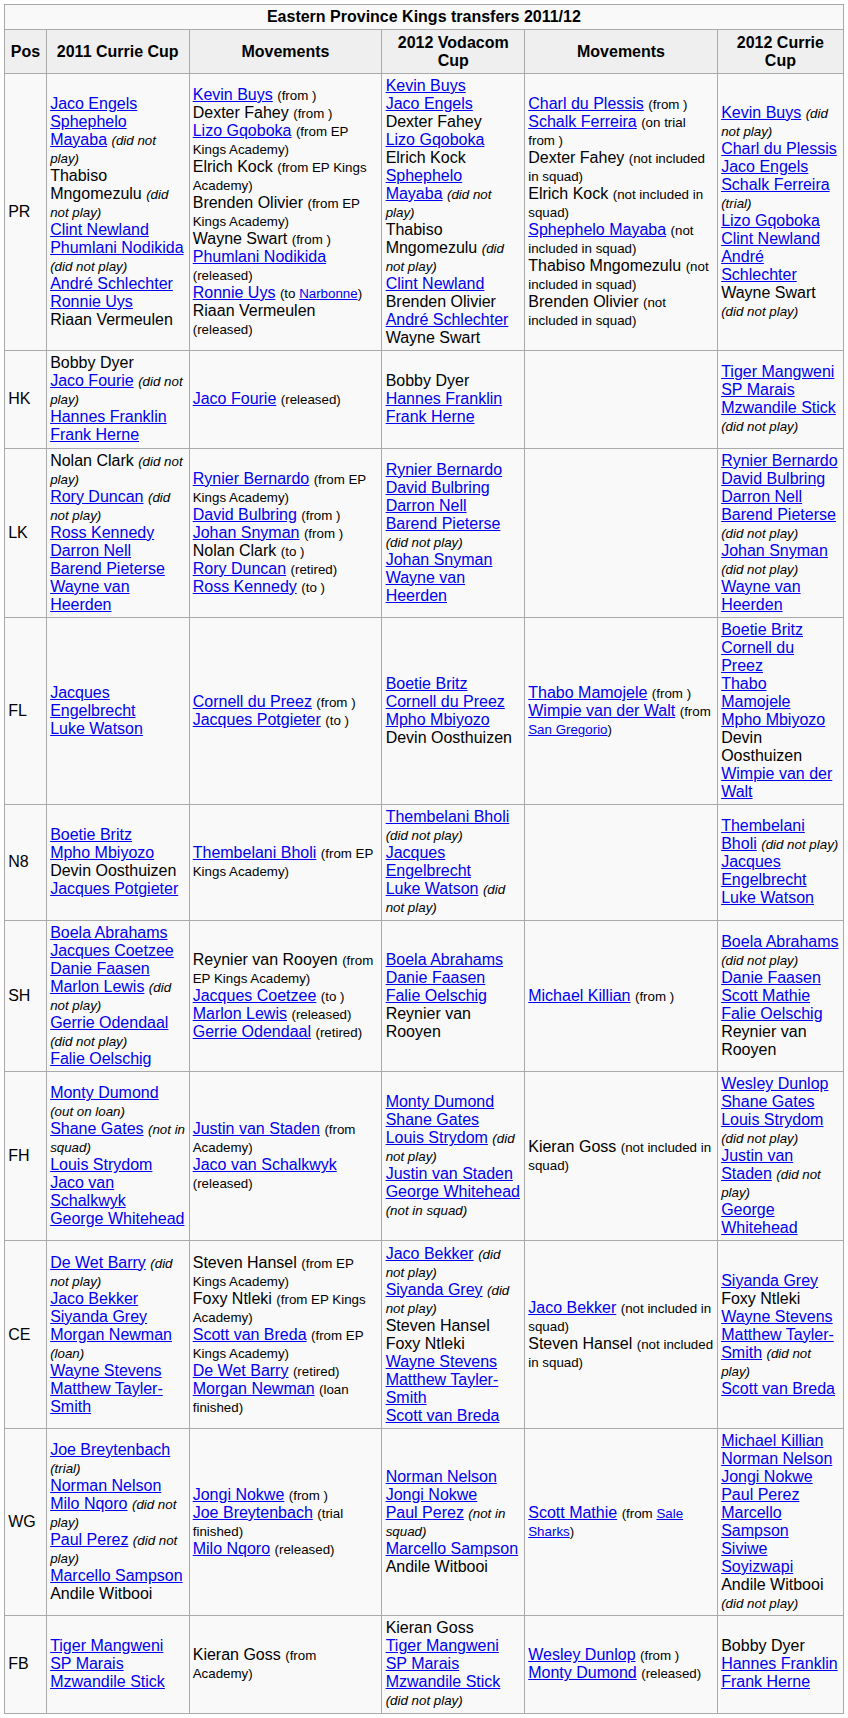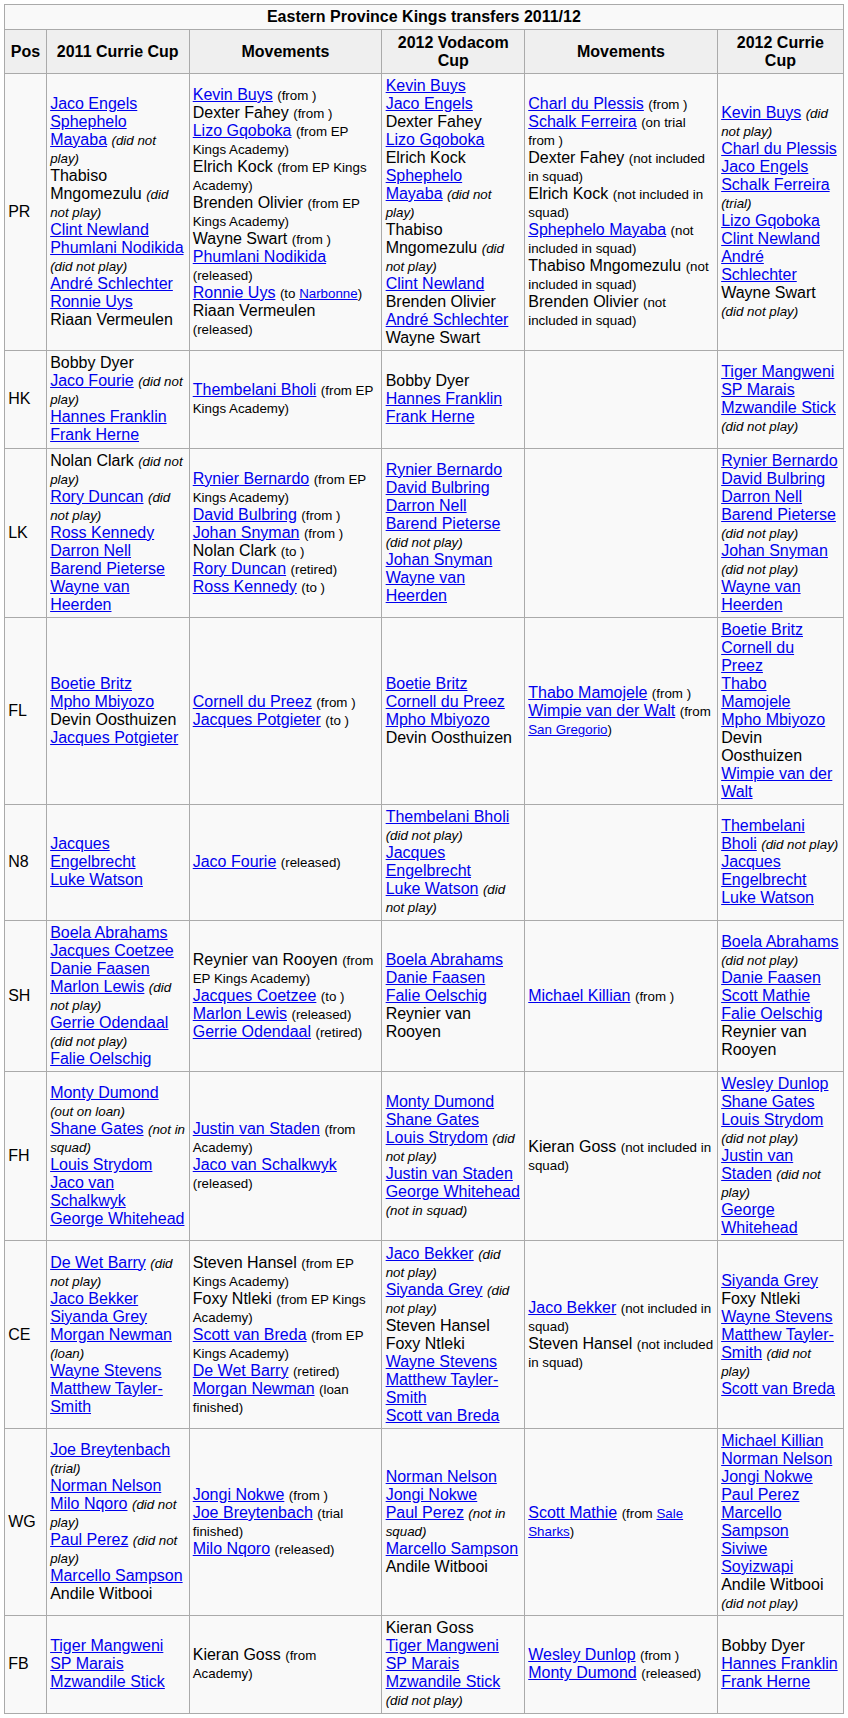(267, 399) Jaco Fourie (released) -> (283, 399) Thembelani Bholi (from EP Kings Academy)
(97, 711) Jacques Engelbrecht Luke Watson -> (114, 711) Boetie Britz Mpho Mbiyozo Devin Oosthuizen Jacques Potgieter
(114, 862) Boetie Britz Mpho Mbiyozo Devin Oosthuizen Jacques Potgieter -> (97, 862) Jacques Engelbrecht Luke Watson
(283, 862) Thembelani Bholi (from EP Kings Academy) -> (267, 862) Jaco Fourie (released)
